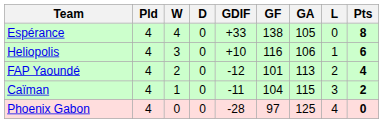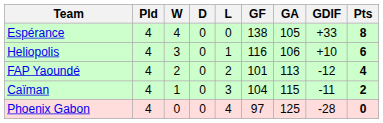columns swapped: (335, 14) <-> (236, 14)
